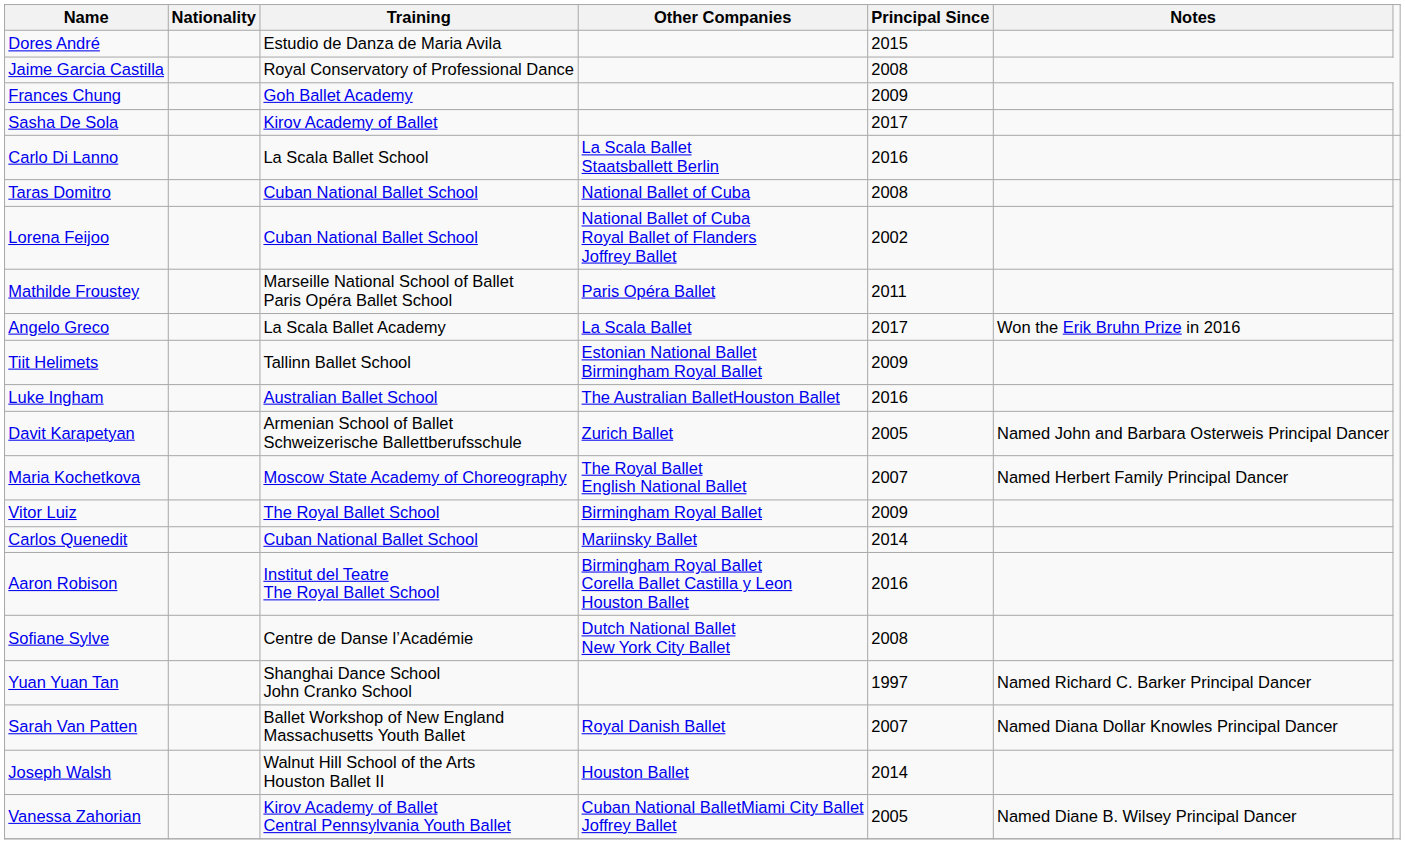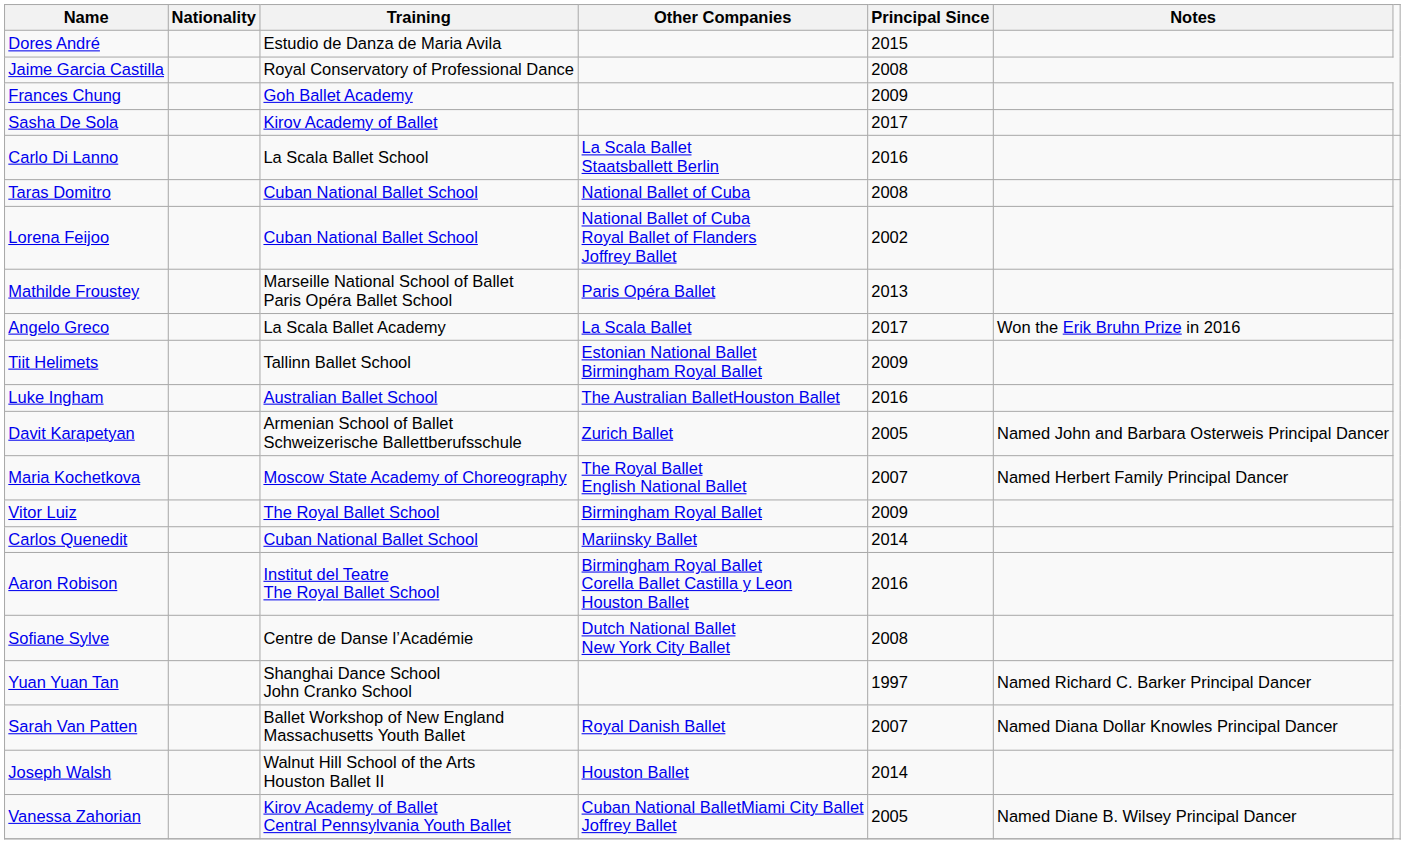(889, 291) 2011 -> (890, 291) 2013
